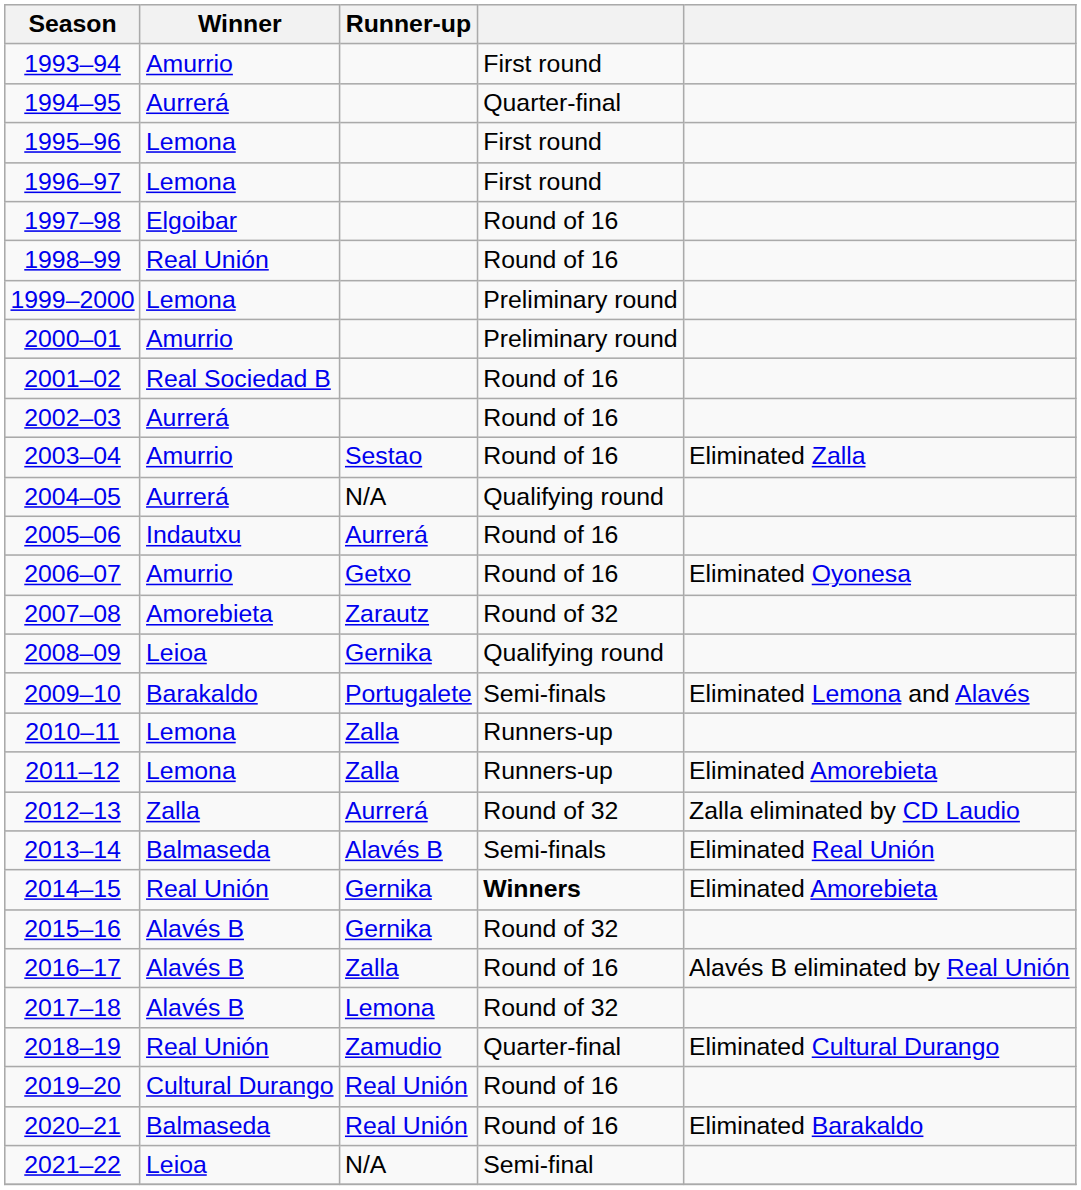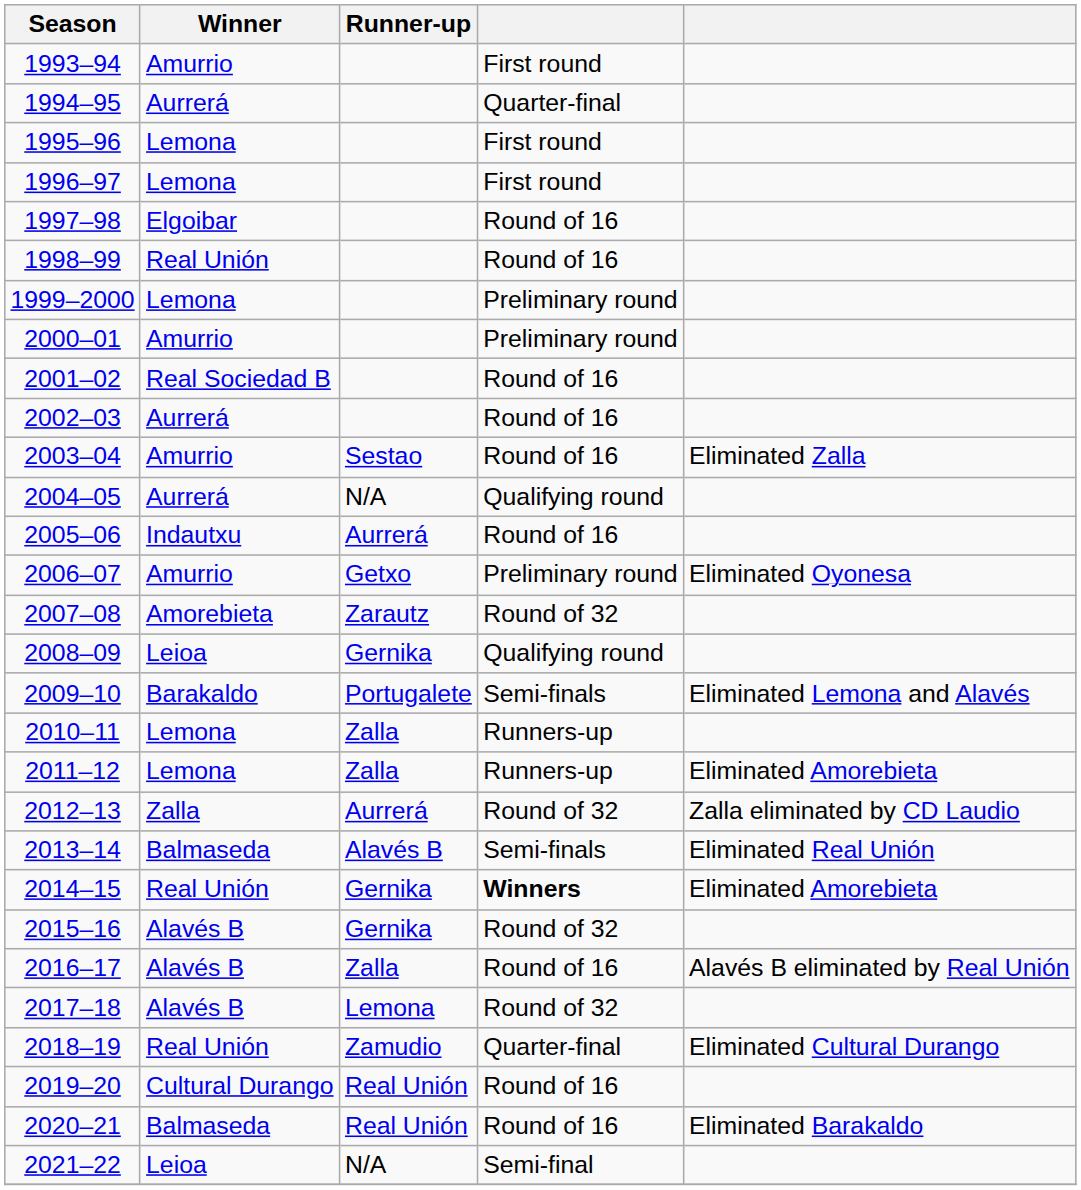(551, 574) Round of 16 -> (580, 574) Preliminary round
